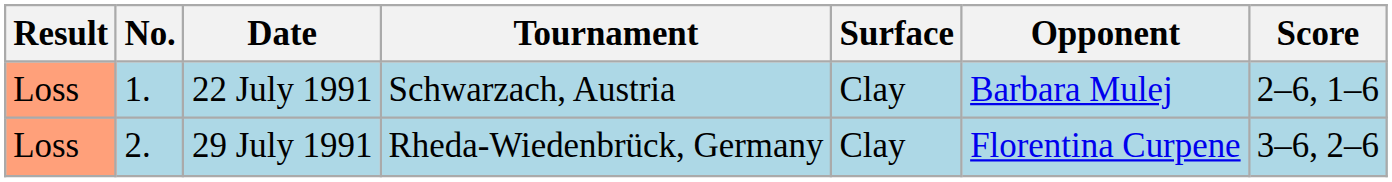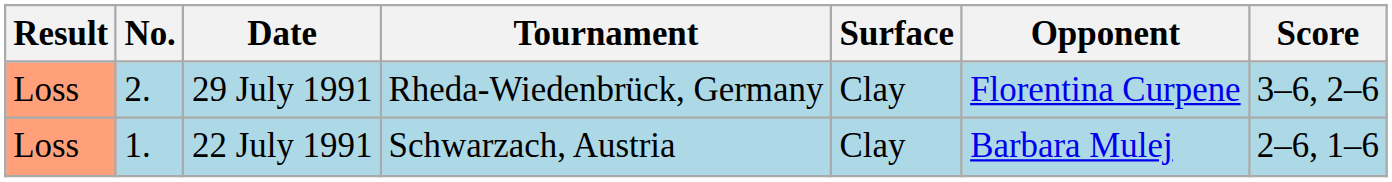rows swapped: (282, 89) <-> (282, 145)
